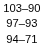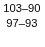- row: (22, 39)
